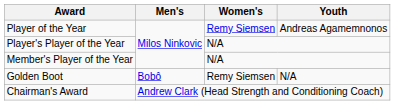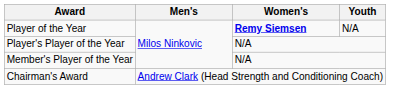(241, 28) normal -> (271, 28) bold
(333, 28) Andreas Agamemnonos -> (350, 28) N/A
- row: (35, 76)
